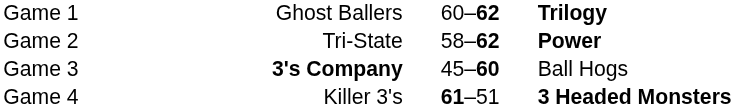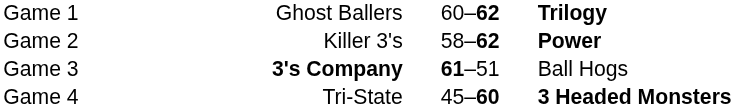(363, 41) Tri-State -> (363, 41) Killer 3's
(470, 69) 45–60 -> (470, 69) 61–51
(363, 97) Killer 3's -> (363, 97) Tri-State
(470, 97) 61–51 -> (470, 97) 45–60
